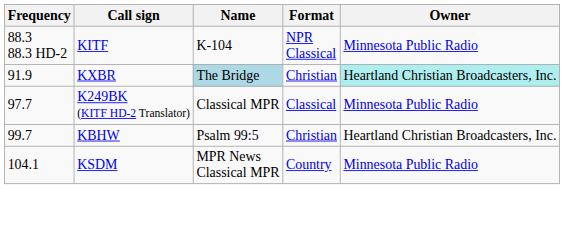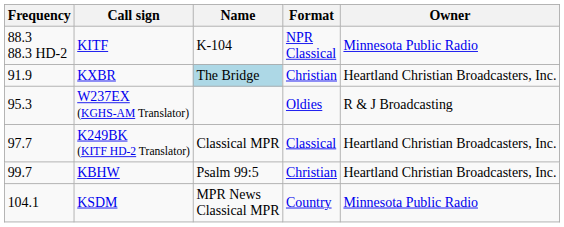(450, 75) paleturquoise background -> (450, 75) no background
+ row: (133, 105)
(411, 105) Minnesota Public Radio -> (450, 142) Heartland Christian Broadcasters, Inc.
